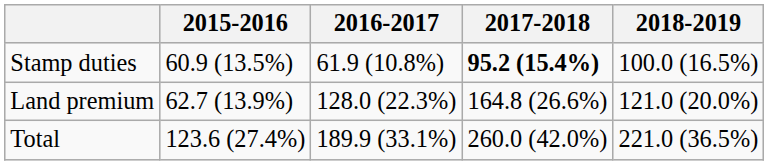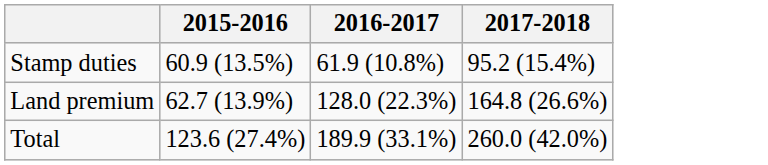- column: (688, 23)
(533, 62) bold -> (531, 62) normal
